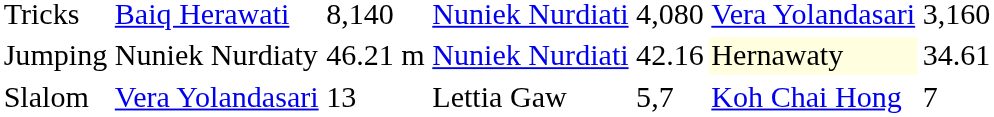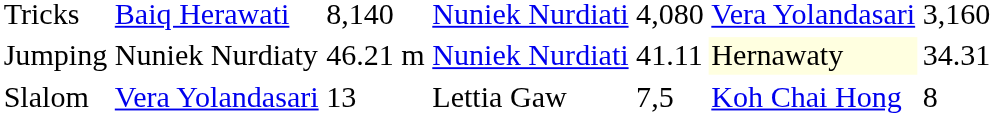(670, 55) 42.16 -> (669, 55) 41.11
(957, 55) 34.61 -> (957, 55) 34.31
(655, 96) 5,7 -> (655, 96) 7,5
(930, 96) 7 -> (930, 96) 8
